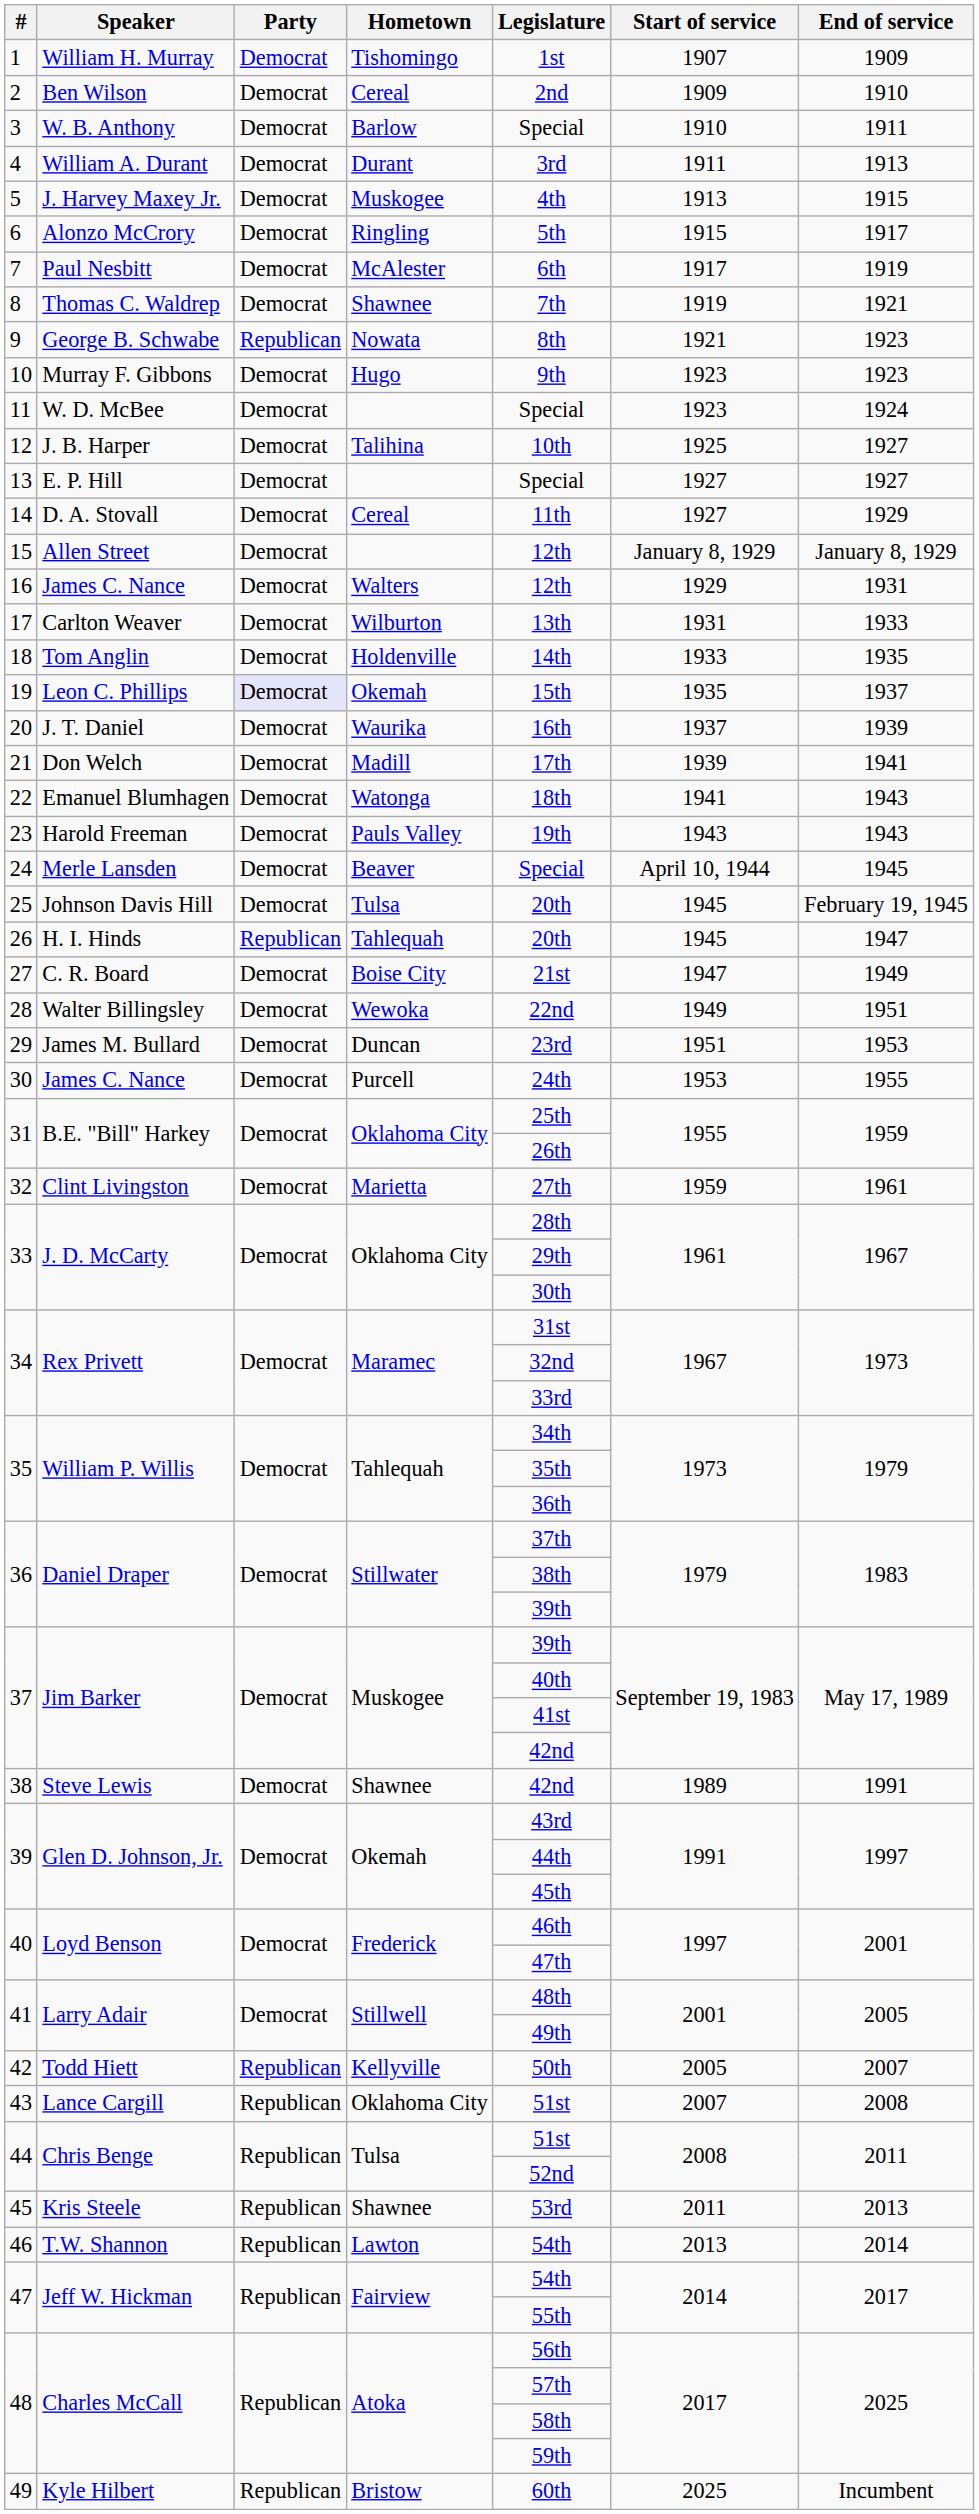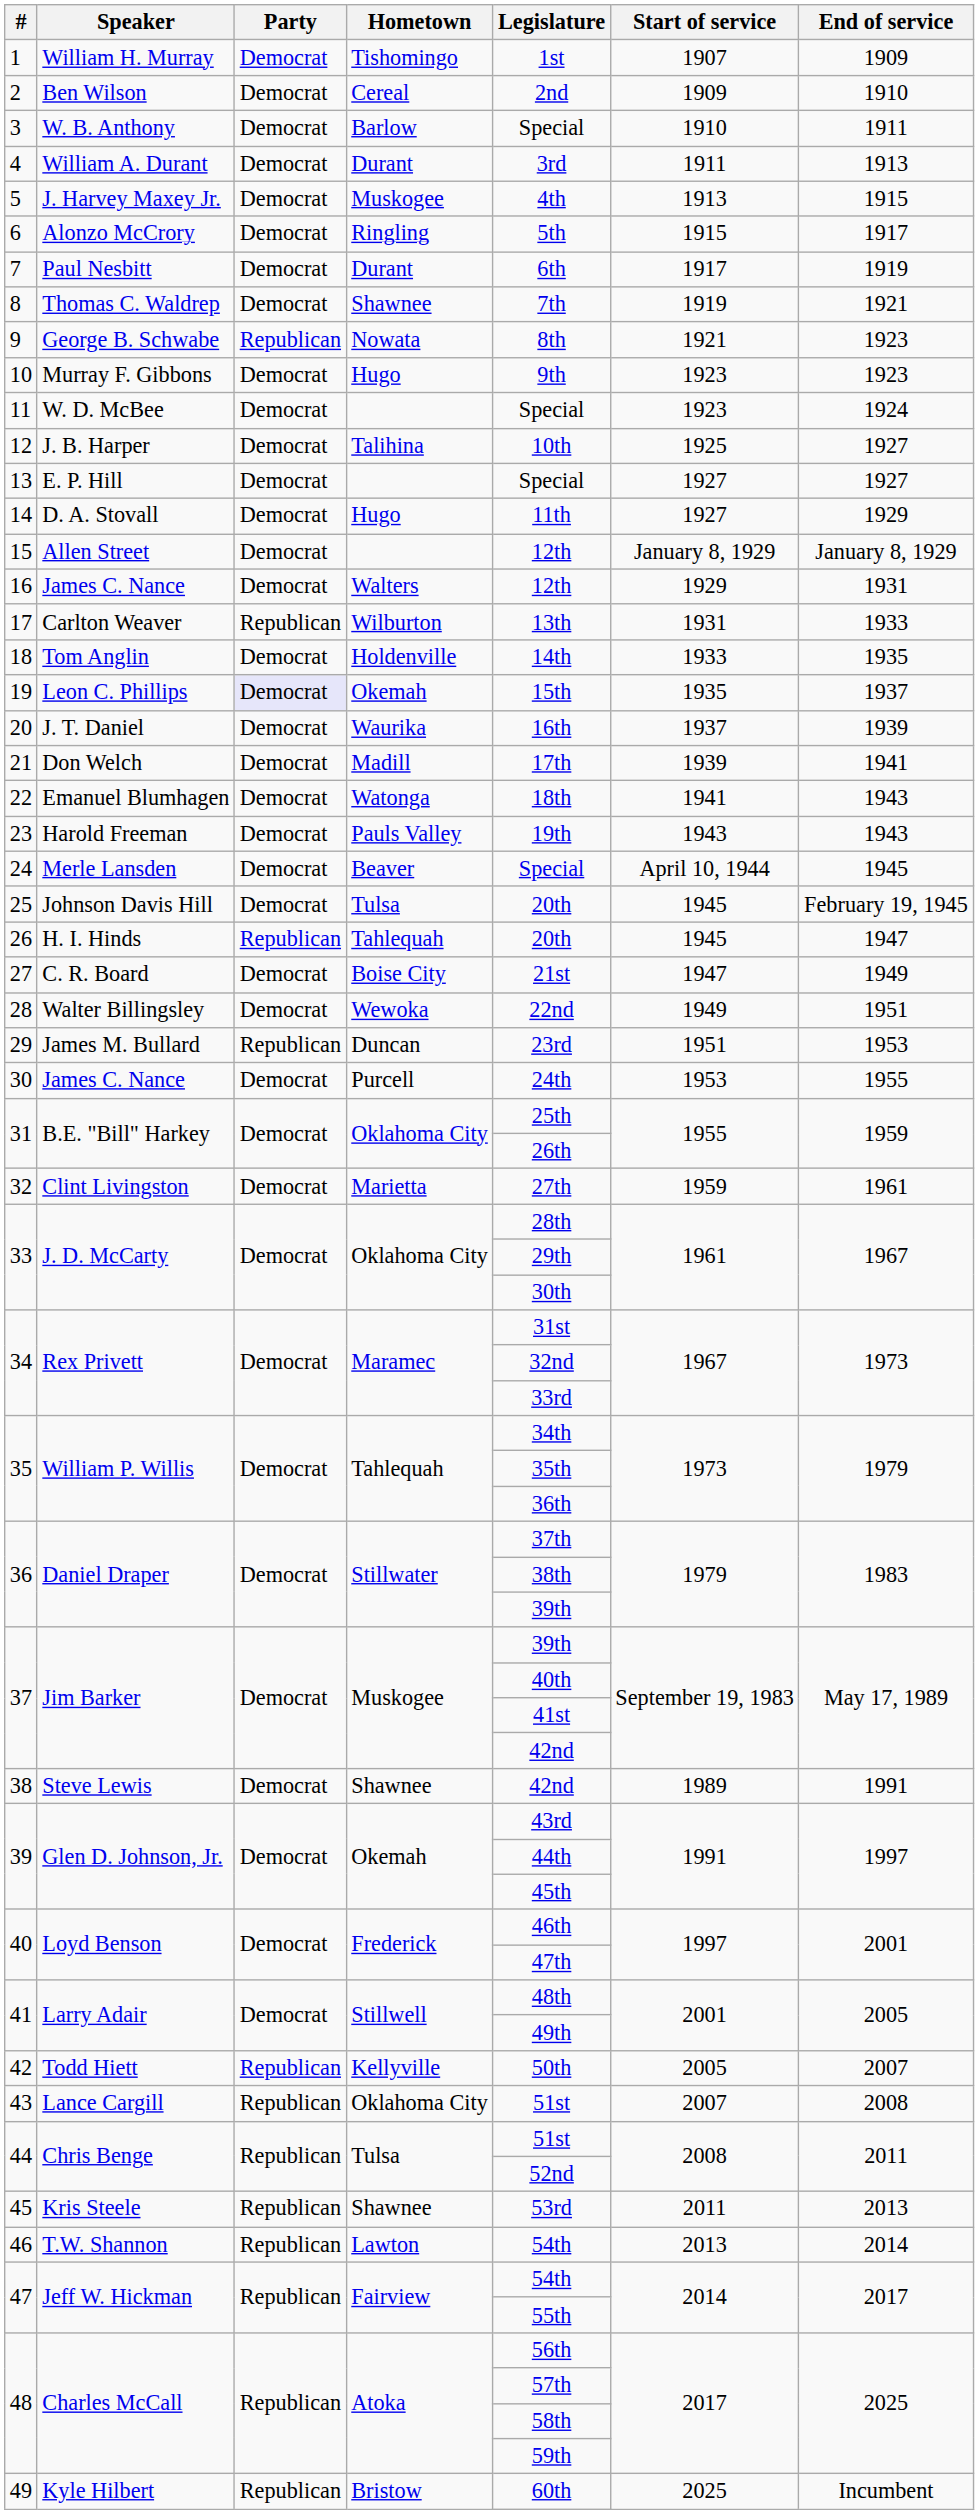(398, 269) McAlester -> (382, 269) Durant
(380, 515) Cereal -> (376, 515) Hugo
(284, 621) Democrat -> (290, 621) Republican
(284, 1045) Democrat -> (290, 1045) Republican
